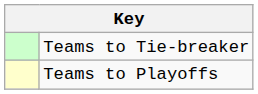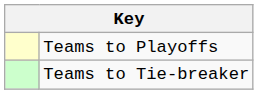rows swapped: (131, 75) <-> (146, 47)
